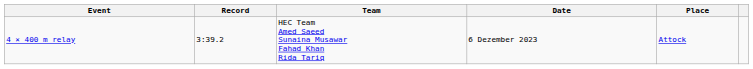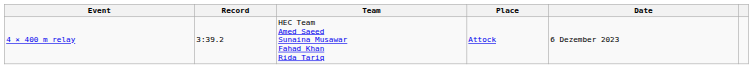columns swapped: (562, 11) <-> (698, 11)
